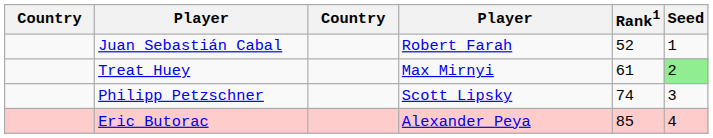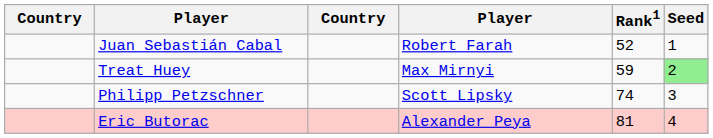(625, 71) 61 -> (625, 71) 59
(625, 121) 85 -> (625, 121) 81
